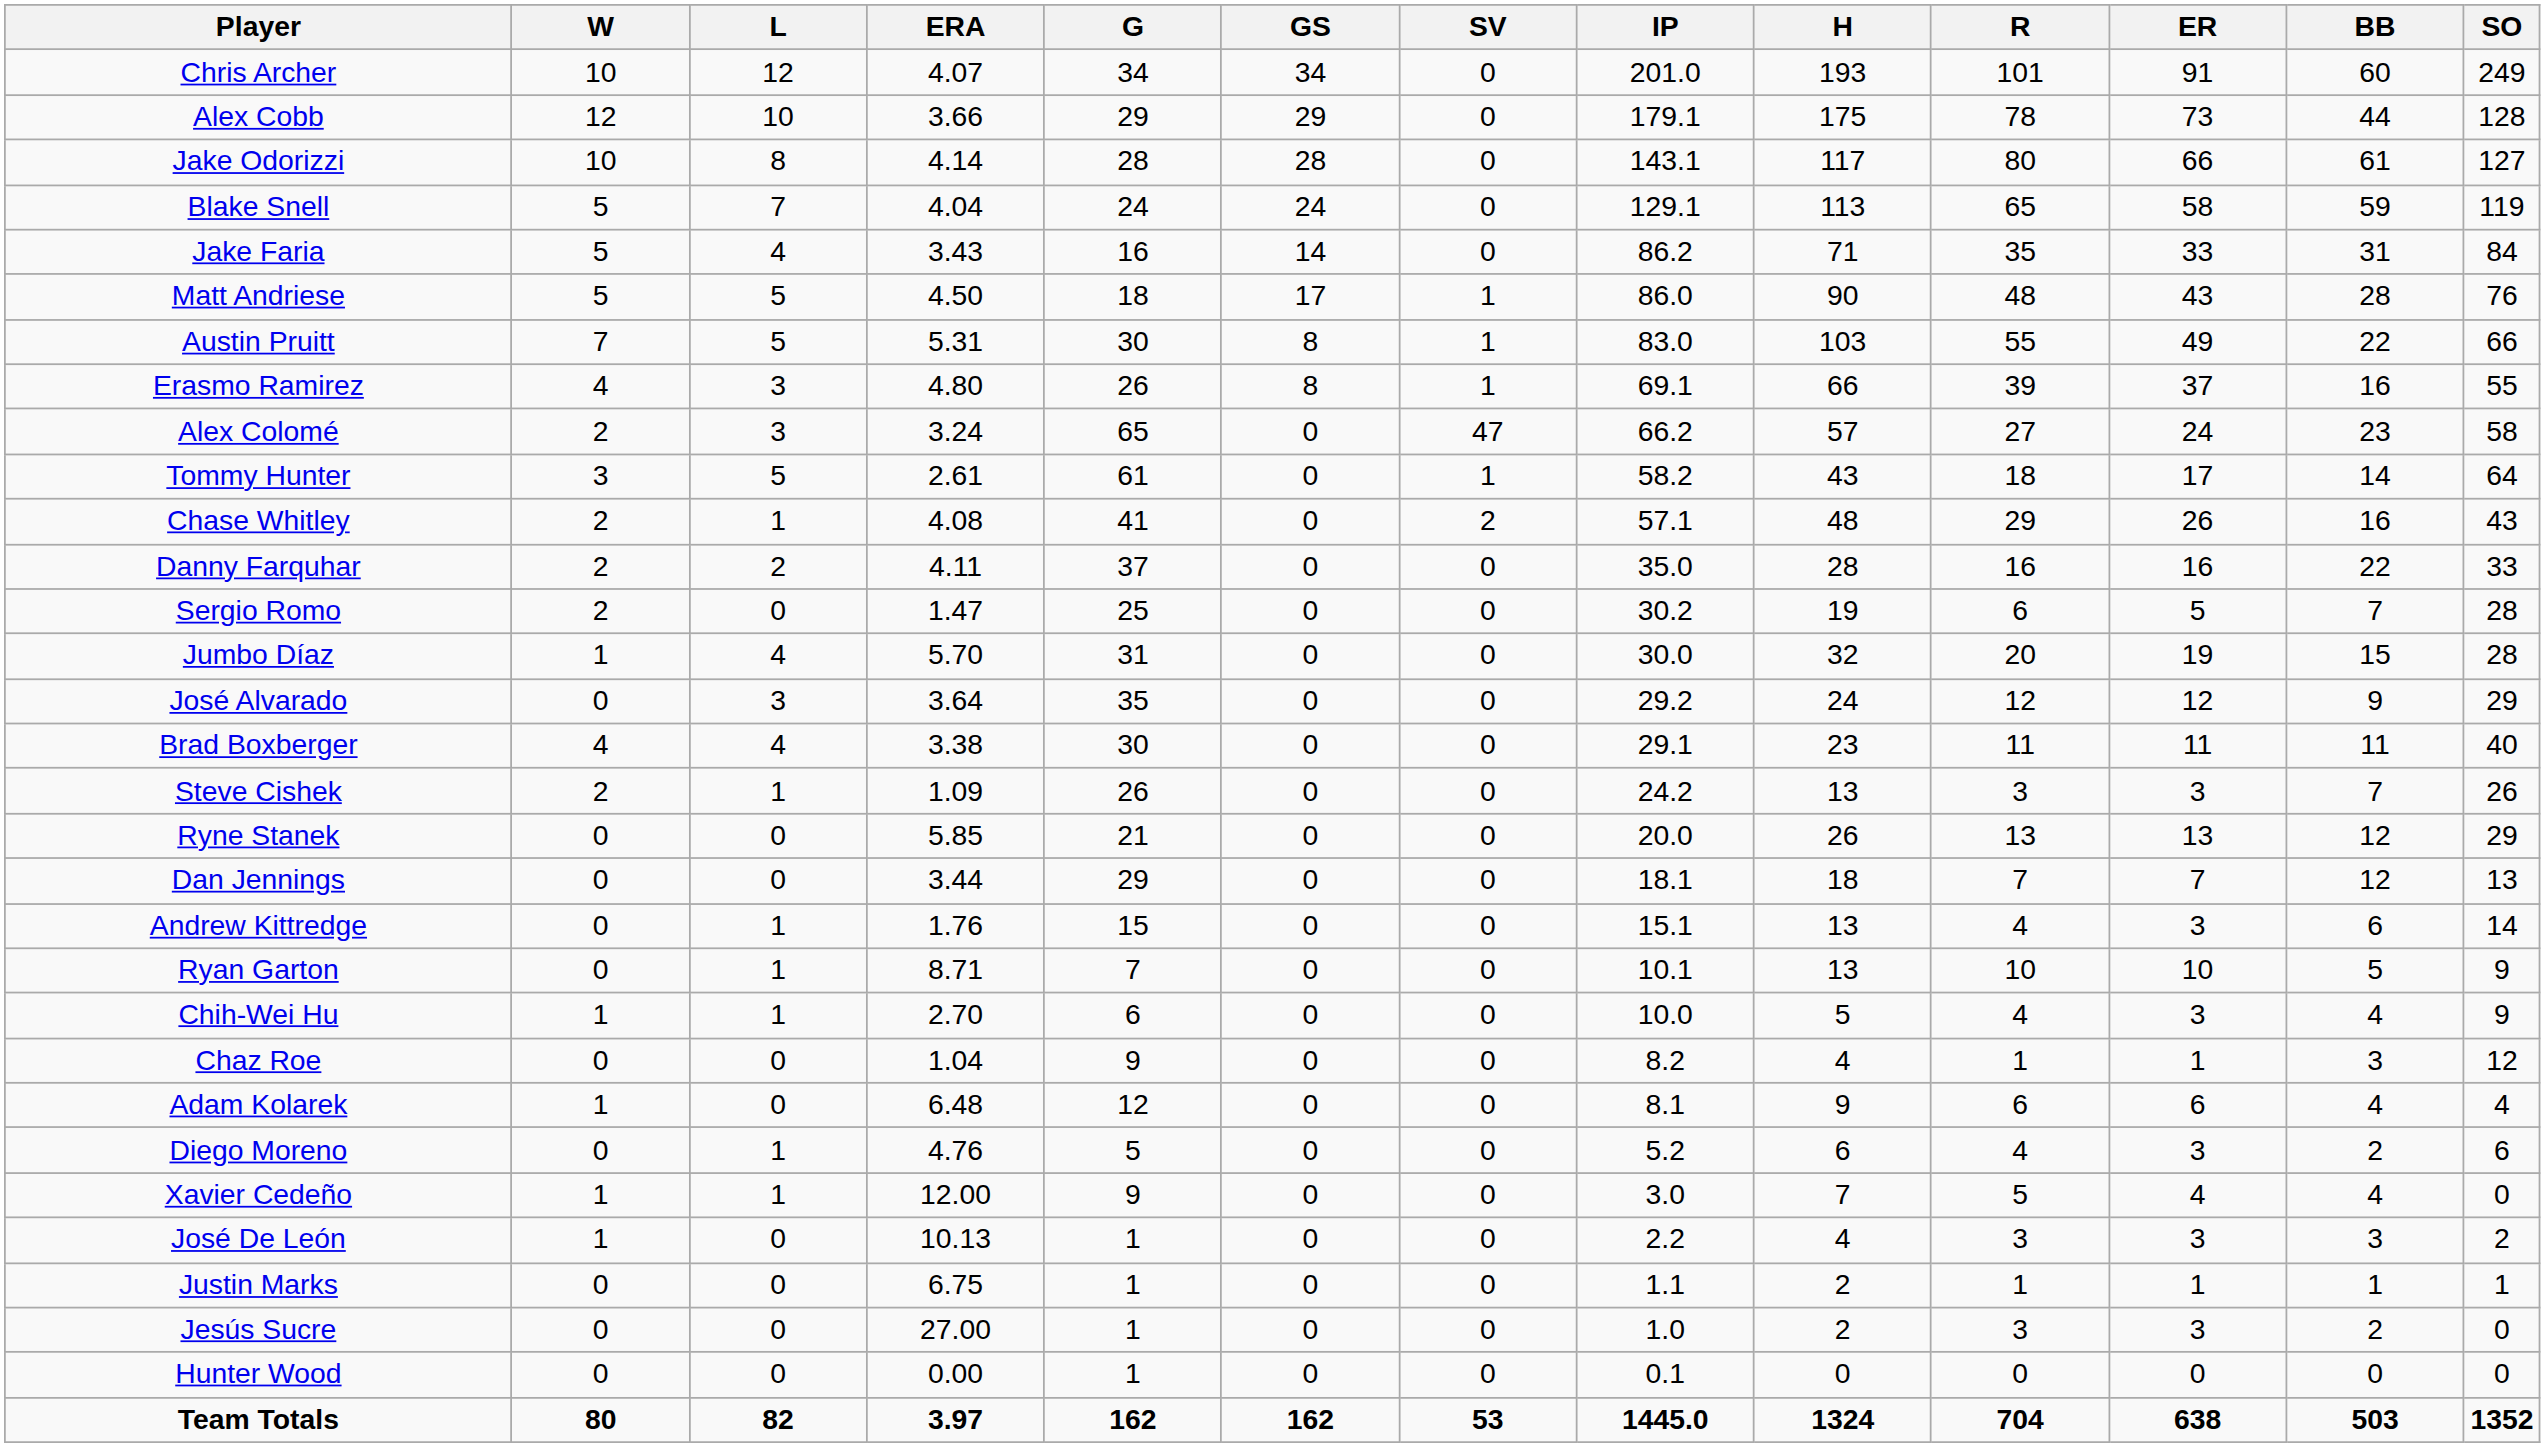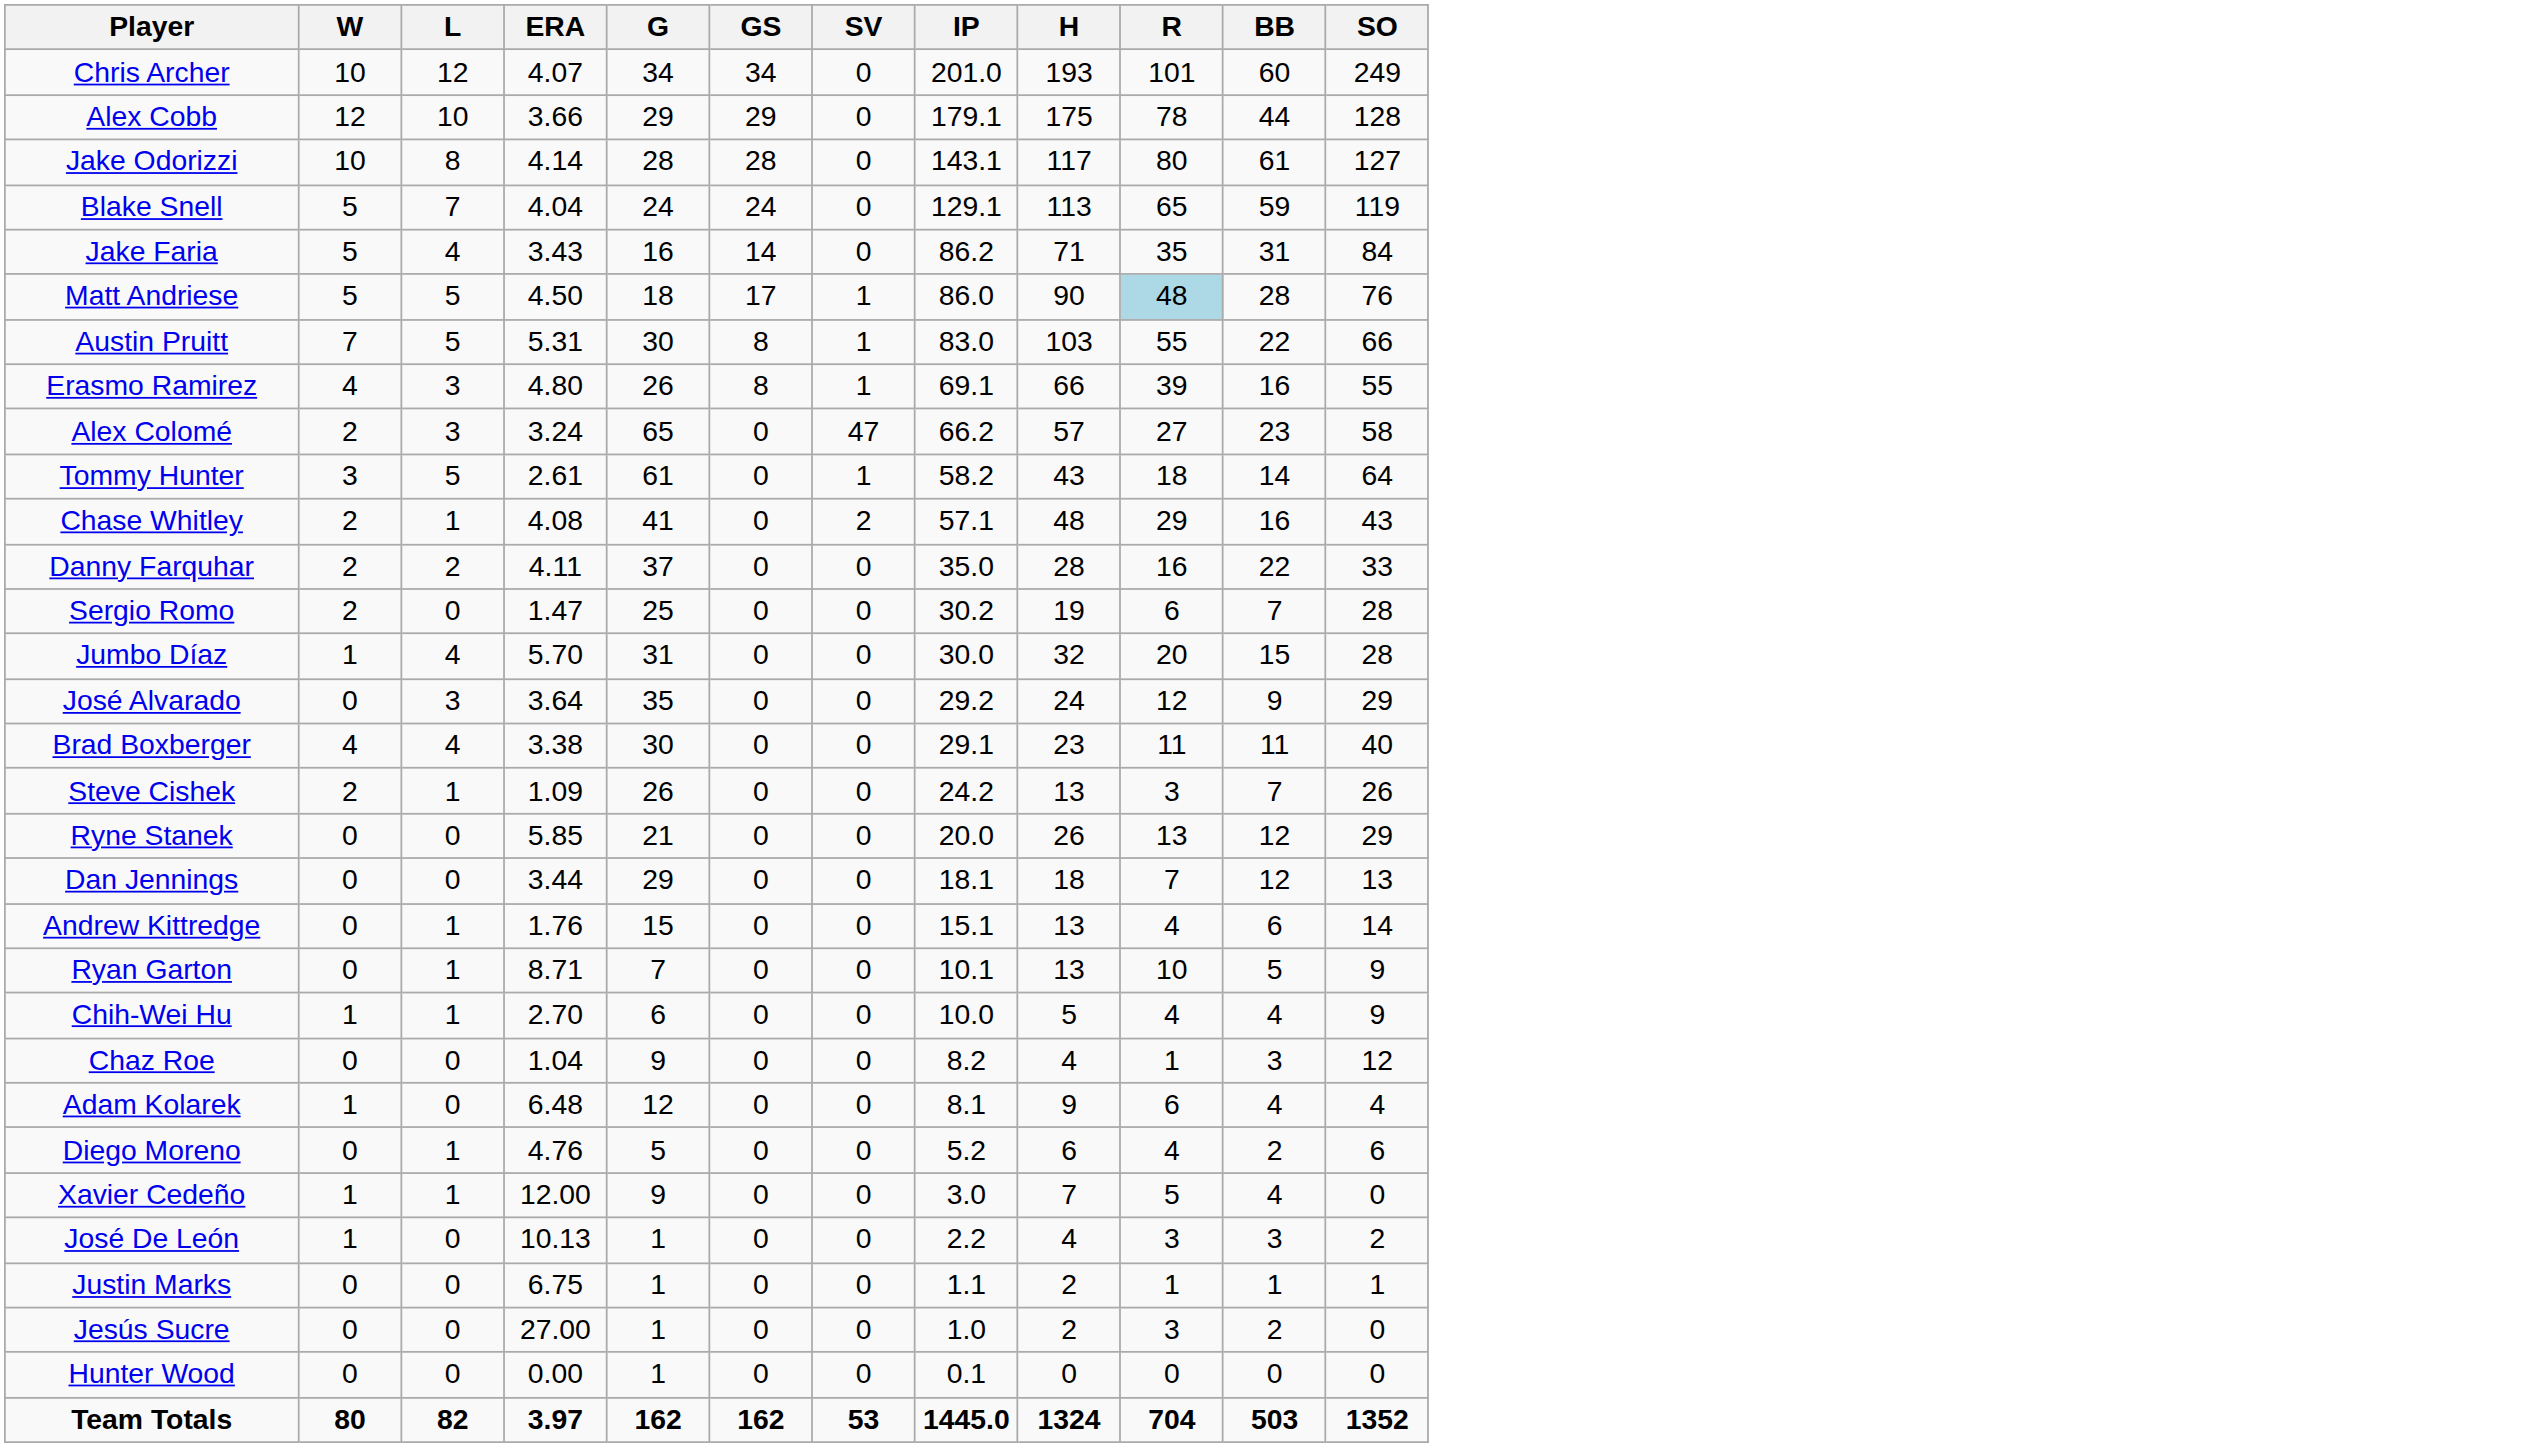- column: (2198, 26)
(2020, 296) no background -> (1172, 296) lightblue background
